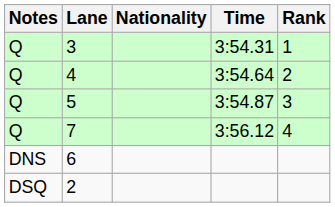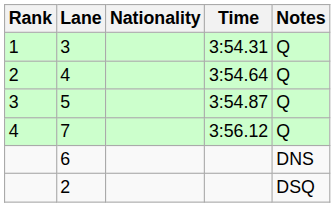columns swapped: (304, 18) <-> (33, 18)
